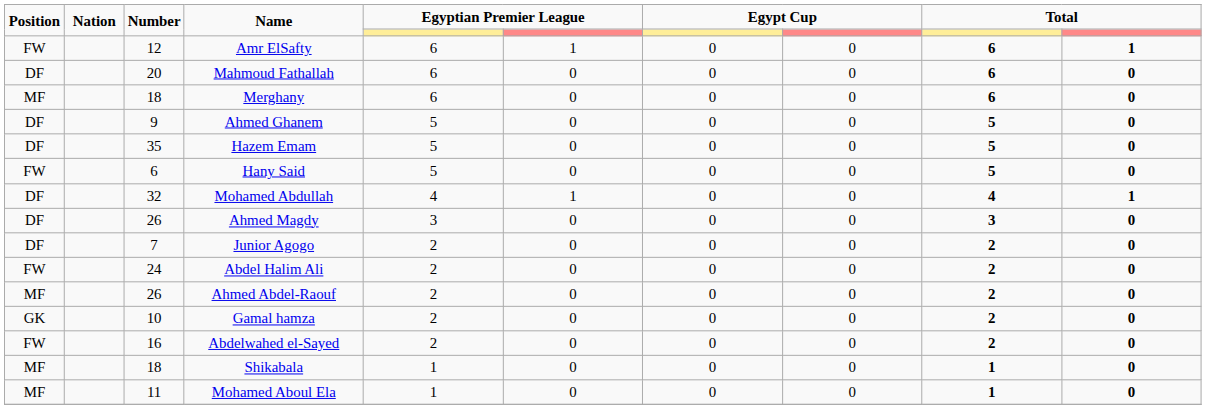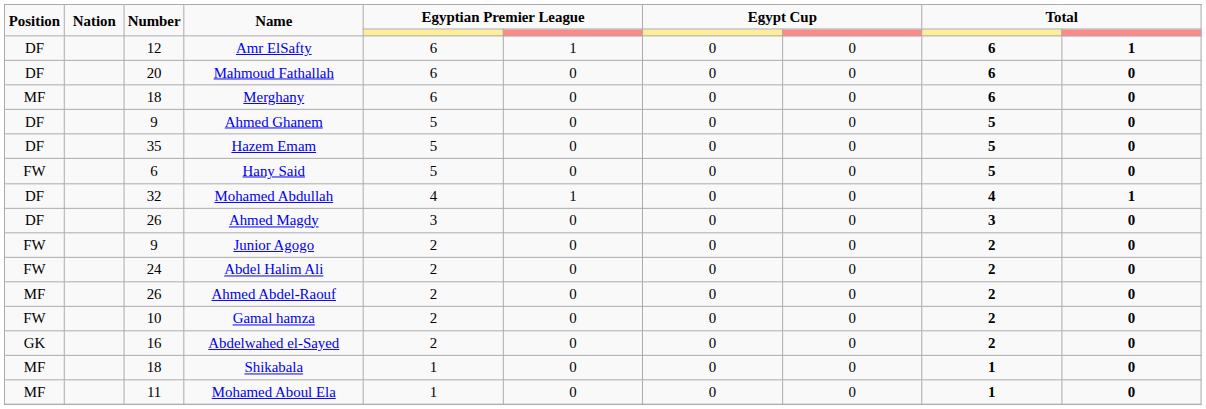(34, 48) FW -> (34, 48) DF
(34, 244) DF -> (34, 244) FW
(154, 244) 7 -> (154, 244) 9
(34, 318) GK -> (34, 318) FW
(34, 343) FW -> (34, 343) GK
